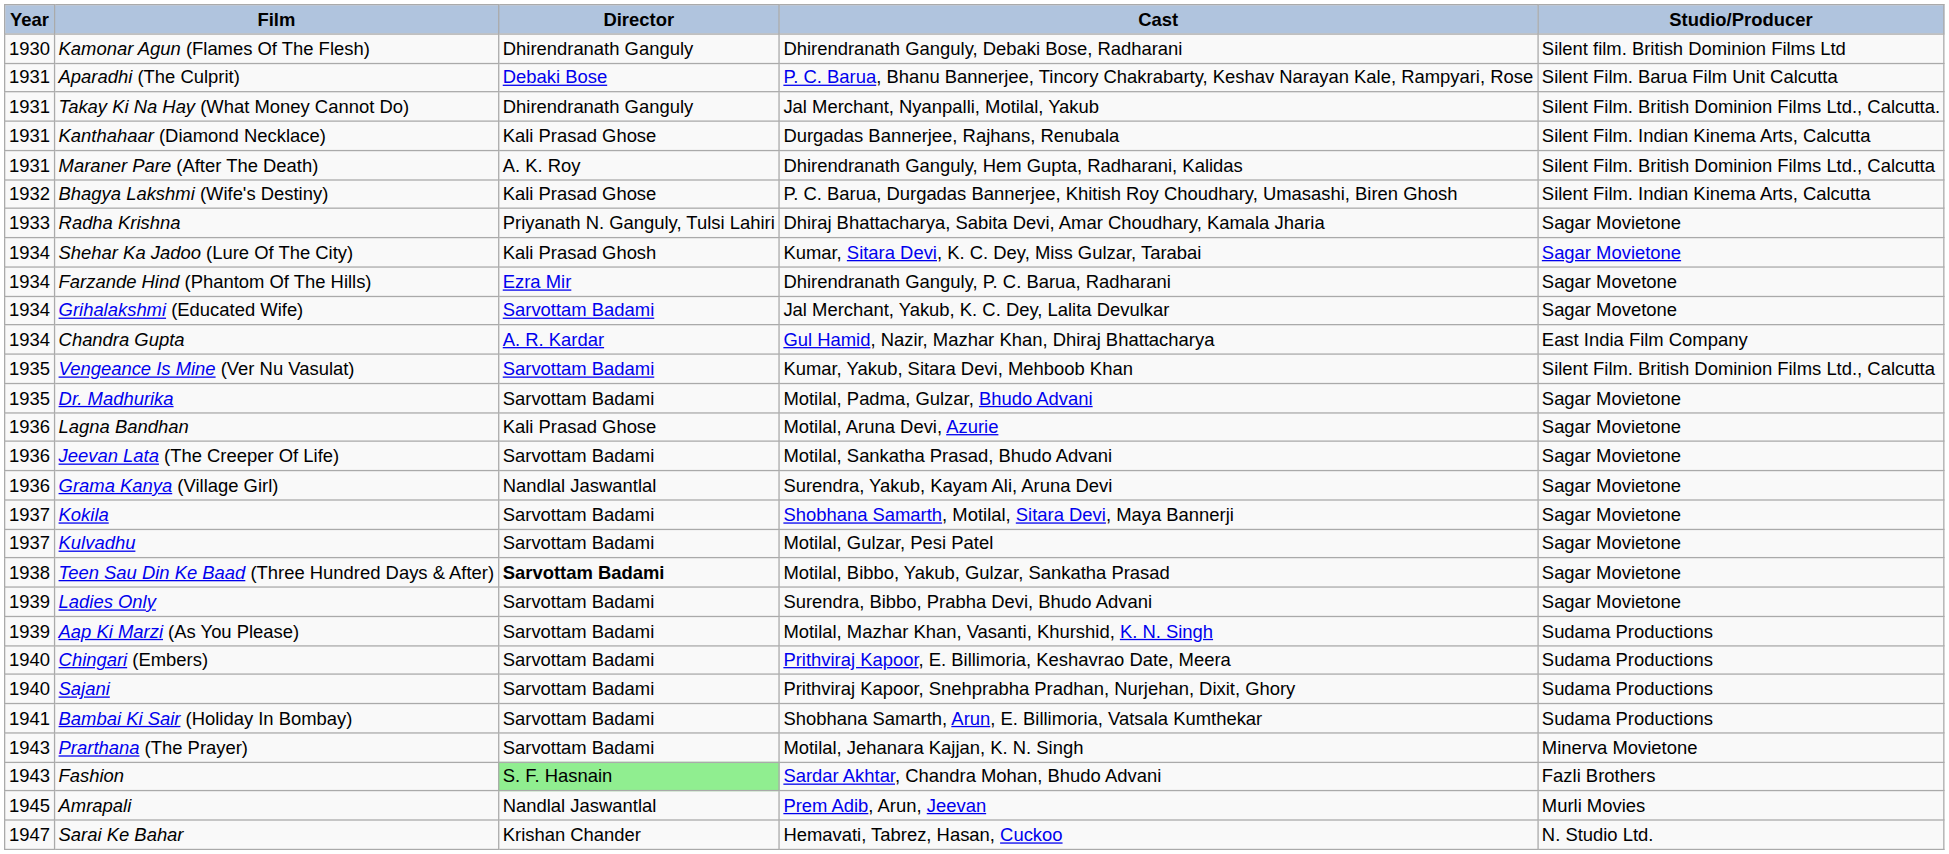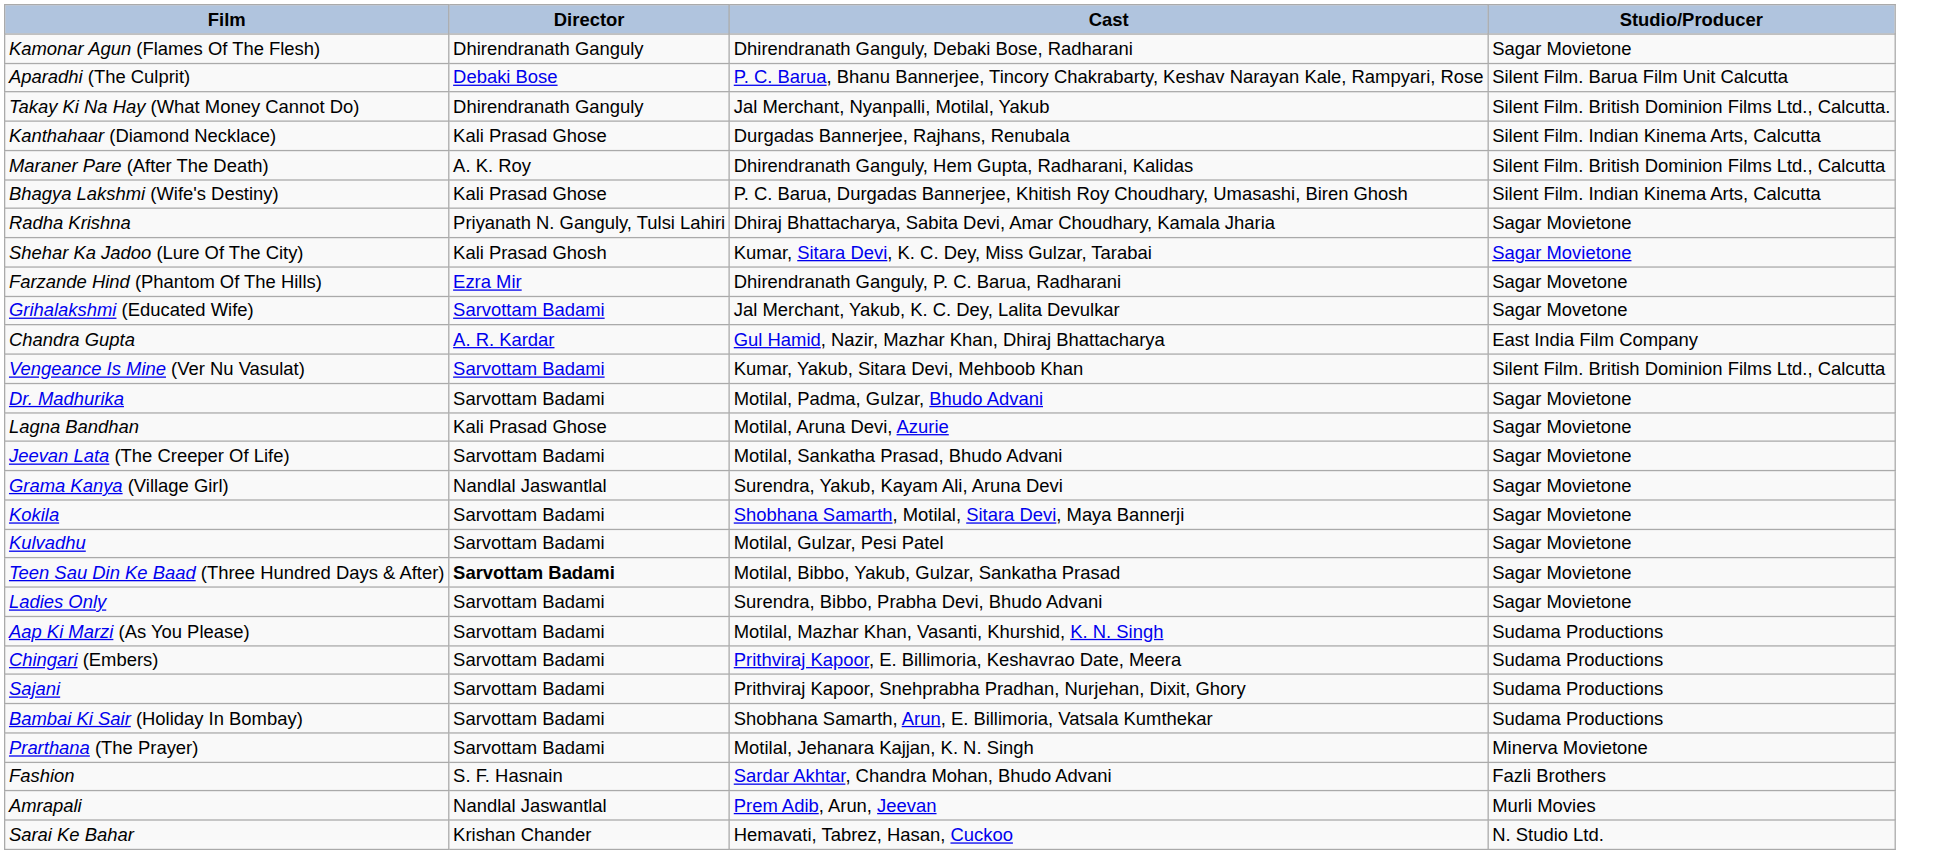- column: (29, 20)
(1694, 49) Silent film. British Dominion Films Ltd -> (1562, 49) Sagar Movietone
(558, 777) lightgreen background -> (508, 777) no background
